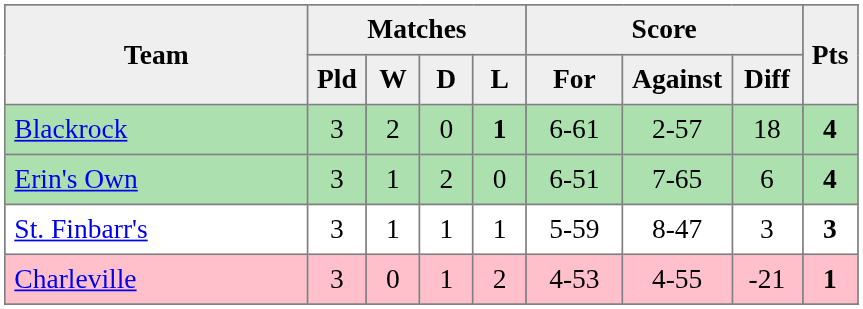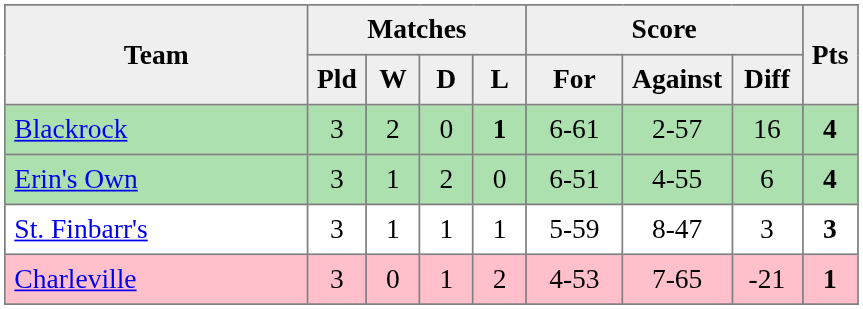(767, 129) 18 -> (767, 129) 16
(677, 179) 7-65 -> (677, 179) 4-55
(677, 278) 4-55 -> (677, 278) 7-65
